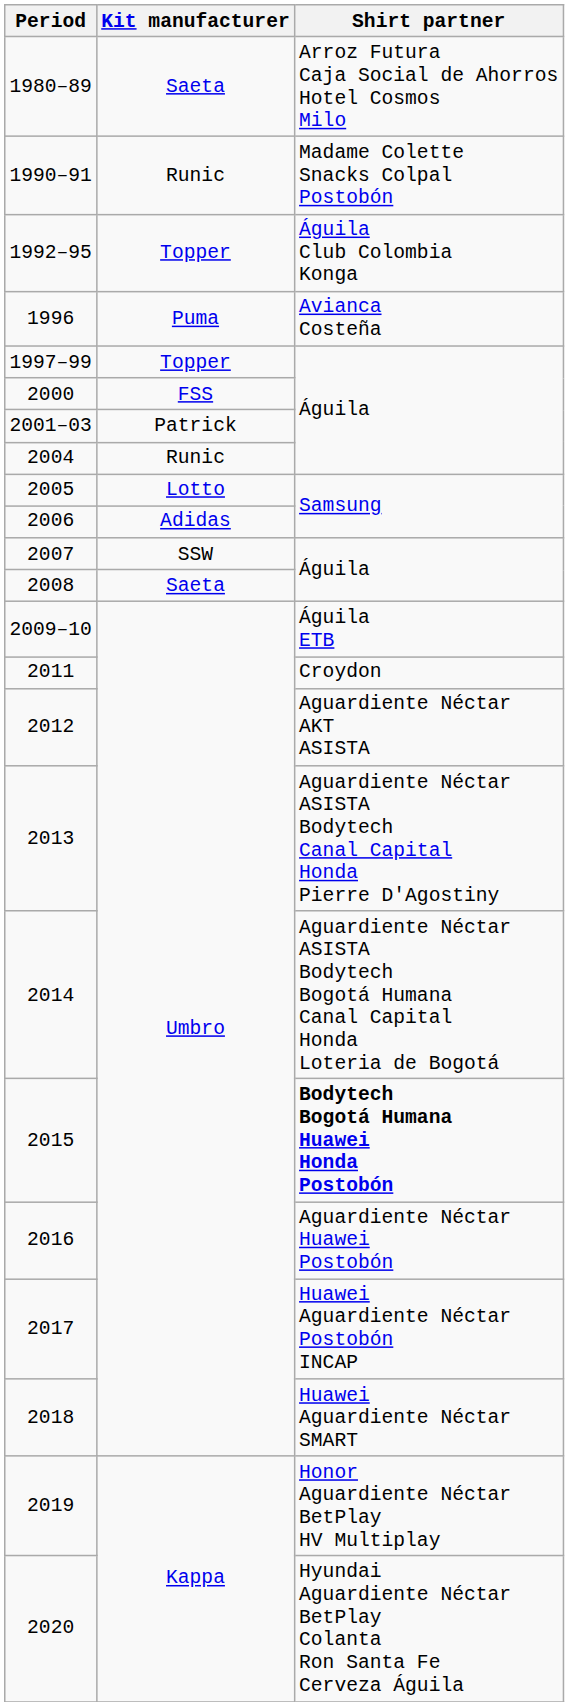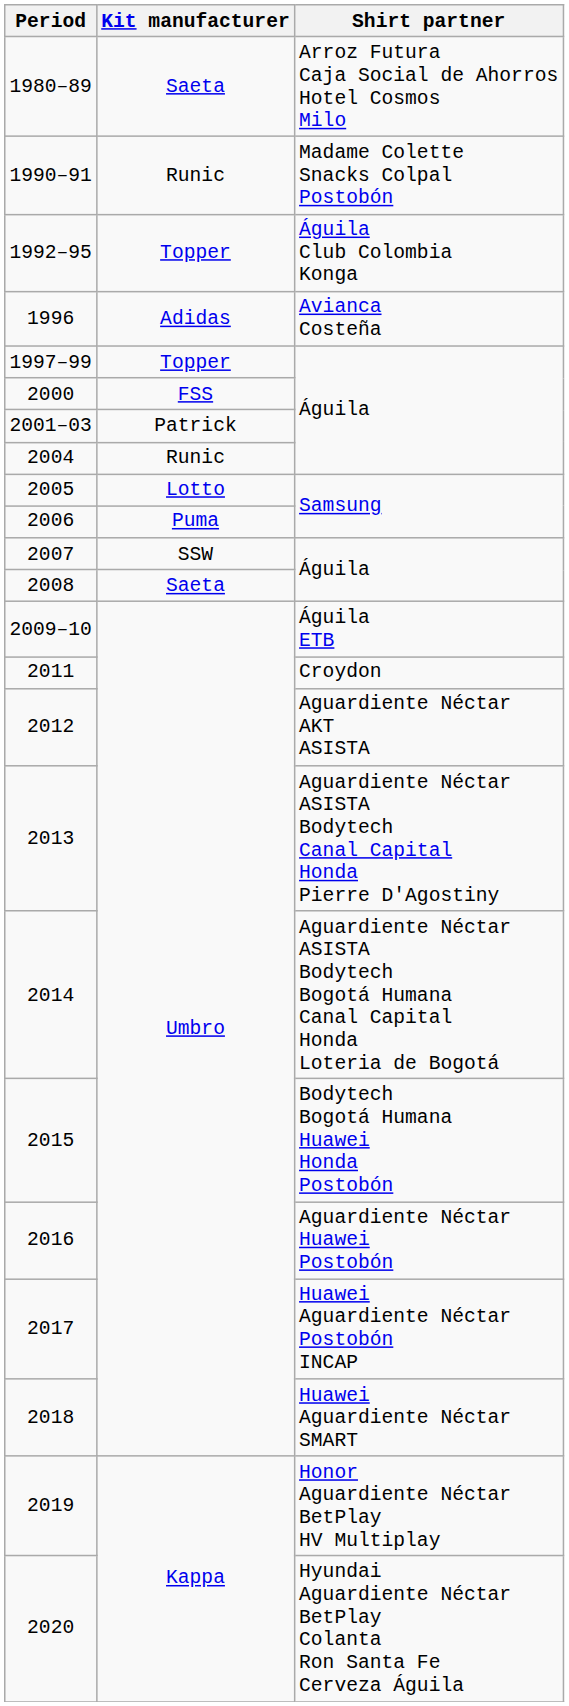(195, 319) Puma -> (195, 319) Adidas
(195, 522) Adidas -> (195, 522) Puma
(376, 1140) bold -> (376, 1140) normal
